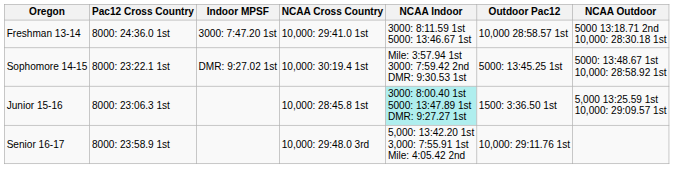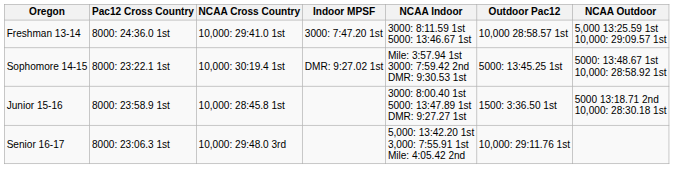columns swapped: (332, 12) <-> (238, 12)
(621, 34) 5000 13:18.71 2nd 10,000: 28:30.18 1st -> (621, 34) 5,000 13:25.59 1st 10,000: 29:09.57 1st
(131, 105) 8000: 23:06.3 1st -> (131, 105) 8000: 23:58.9 1st
(430, 105) paleturquoise background -> (430, 105) no background
(621, 105) 5,000 13:25.59 1st 10,000: 29:09.57 1st -> (621, 105) 5000 13:18.71 2nd 10,000: 28:30.18 1st
(131, 144) 8000: 23:58.9 1st -> (131, 144) 8000: 23:06.3 1st
